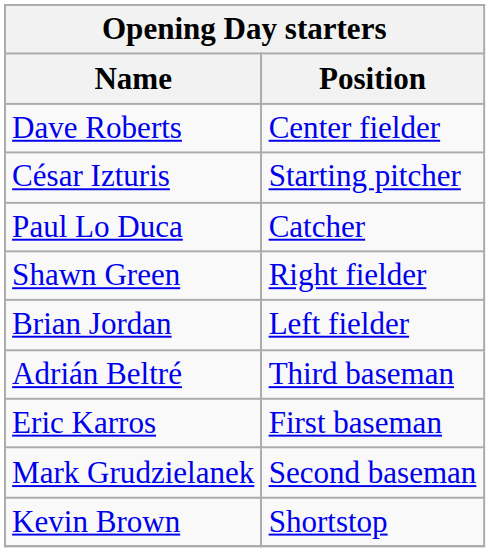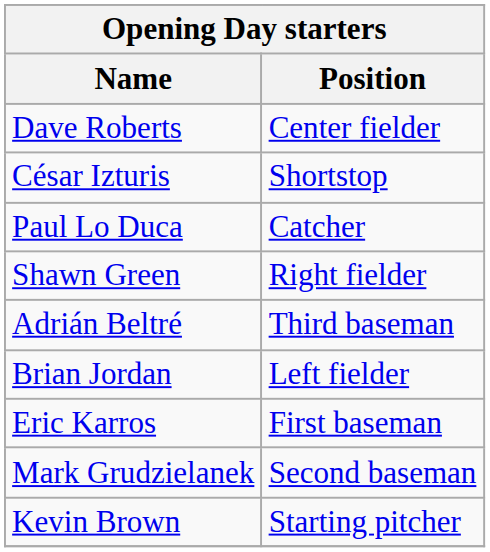(365, 176) Starting pitcher -> (328, 176) Shortstop
rows swapped: (92, 324) <-> (97, 373)
(328, 521) Shortstop -> (365, 521) Starting pitcher
